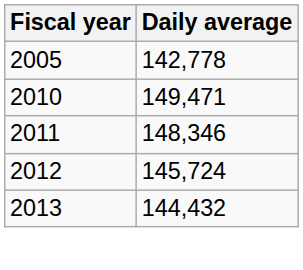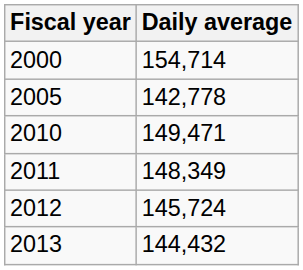+ row: (36, 60)
(184, 134) 148,346 -> (184, 171) 148,349
